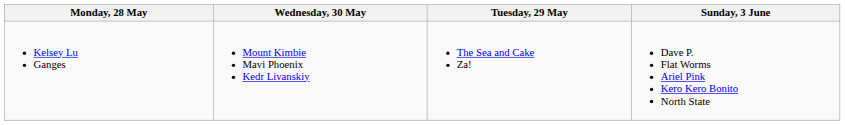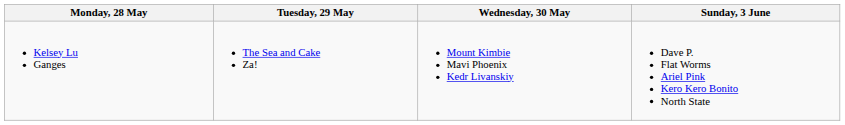columns swapped: (529, 13) <-> (320, 13)
